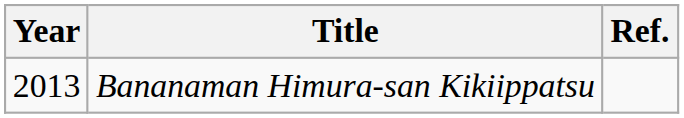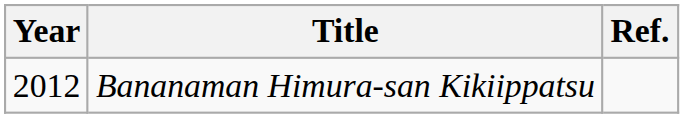(47, 84) 2013 -> (47, 84) 2012
